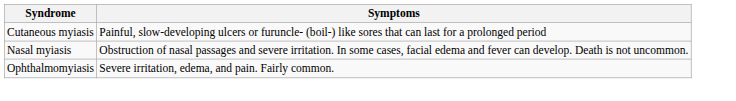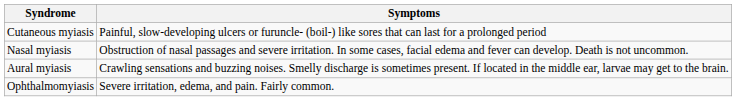+ row: (39, 68)
